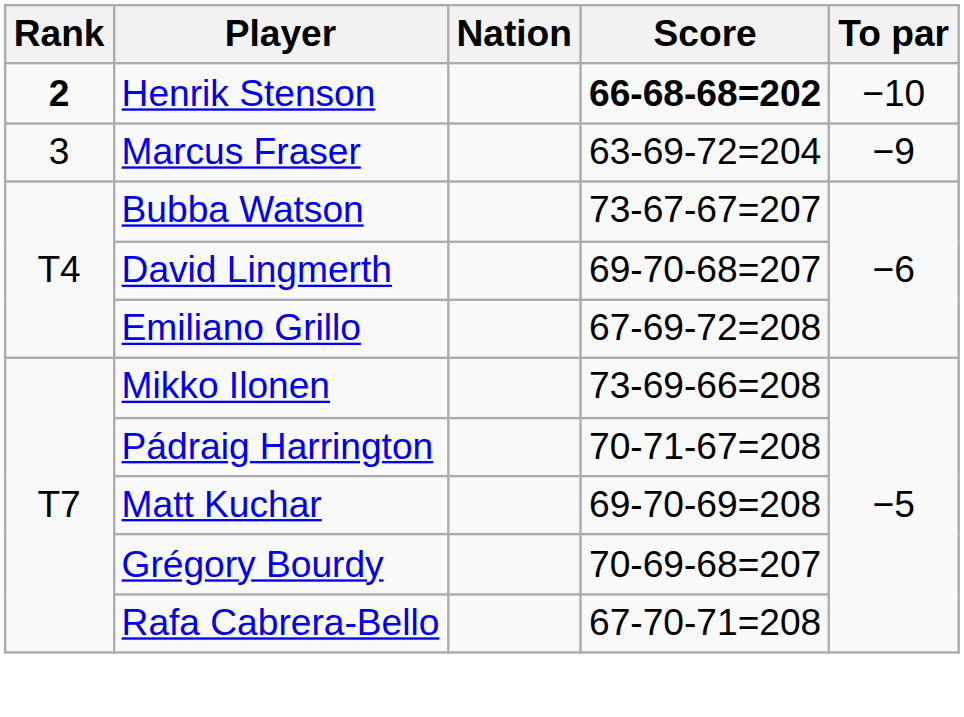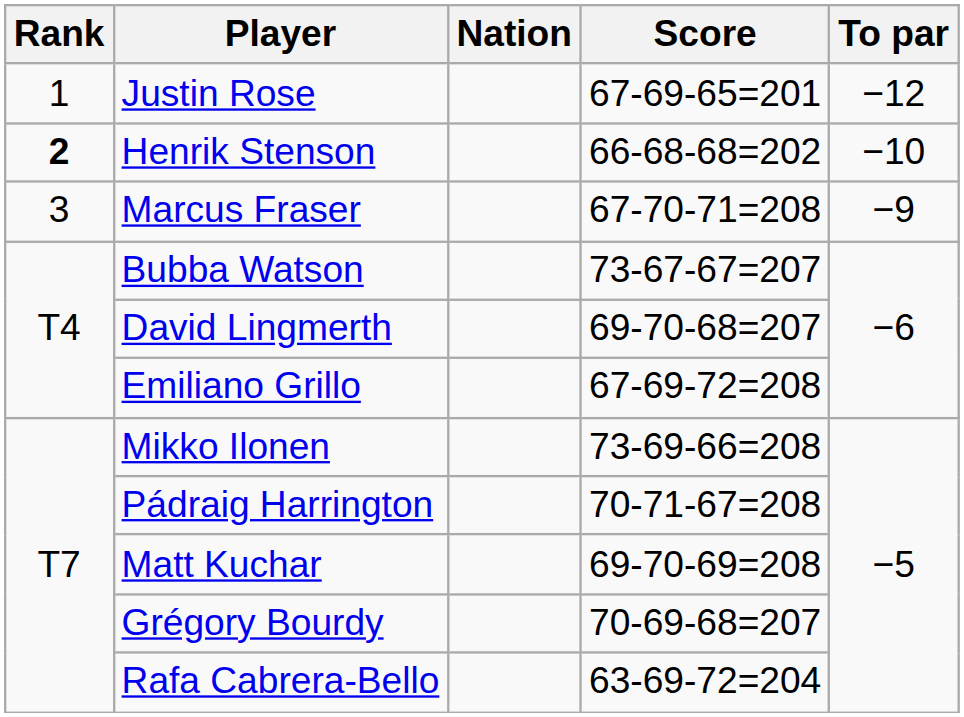+ row: (219, 92)
(705, 92) bold -> (705, 151) normal
(705, 151) 63-69-72=204 -> (705, 210) 67-70-71=208
(705, 622) 67-70-71=208 -> (705, 681) 63-69-72=204
